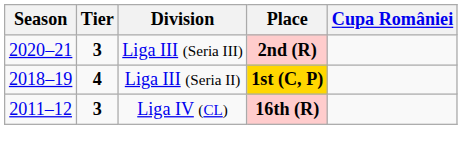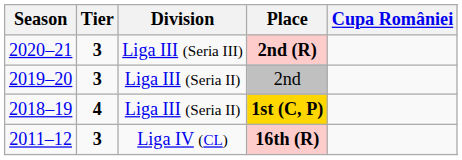+ row: (287, 79)
